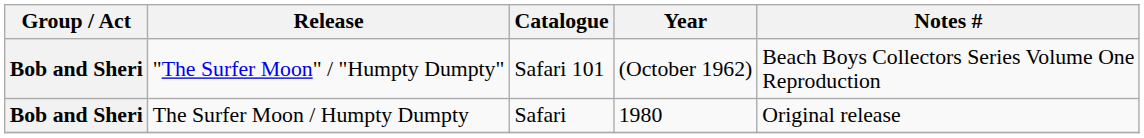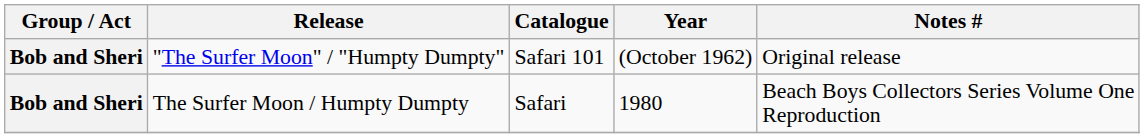(948, 68) Beach Boys Collectors Series Volume One Reproduction -> (831, 56) Original release
(831, 115) Original release -> (948, 103) Beach Boys Collectors Series Volume One Reproduction
